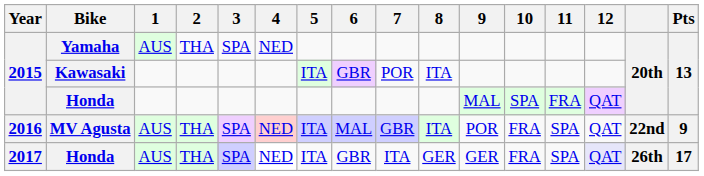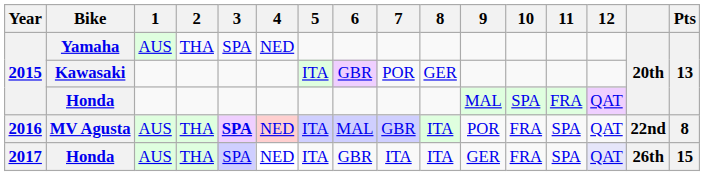(439, 73) ITA -> (440, 73) GER
(236, 128) normal -> (237, 128) bold
(684, 128) 9 -> (685, 128) 8
(439, 156) GER -> (440, 156) ITA
(684, 156) 17 -> (685, 156) 15
